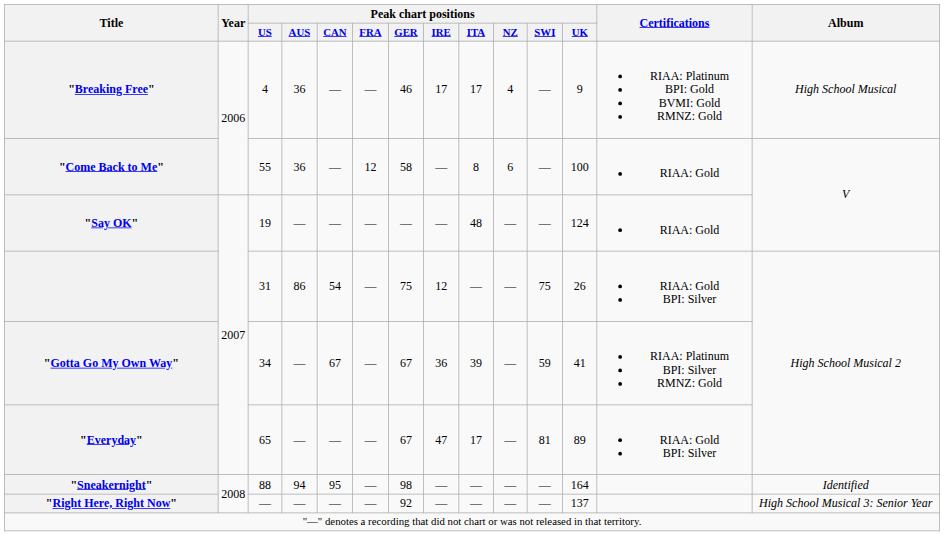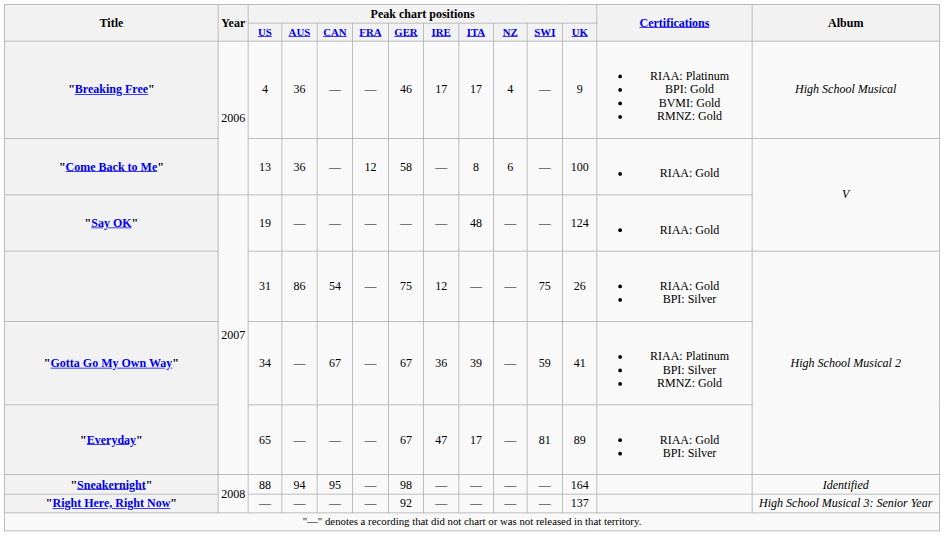(265, 166) 55 -> (265, 166) 13
